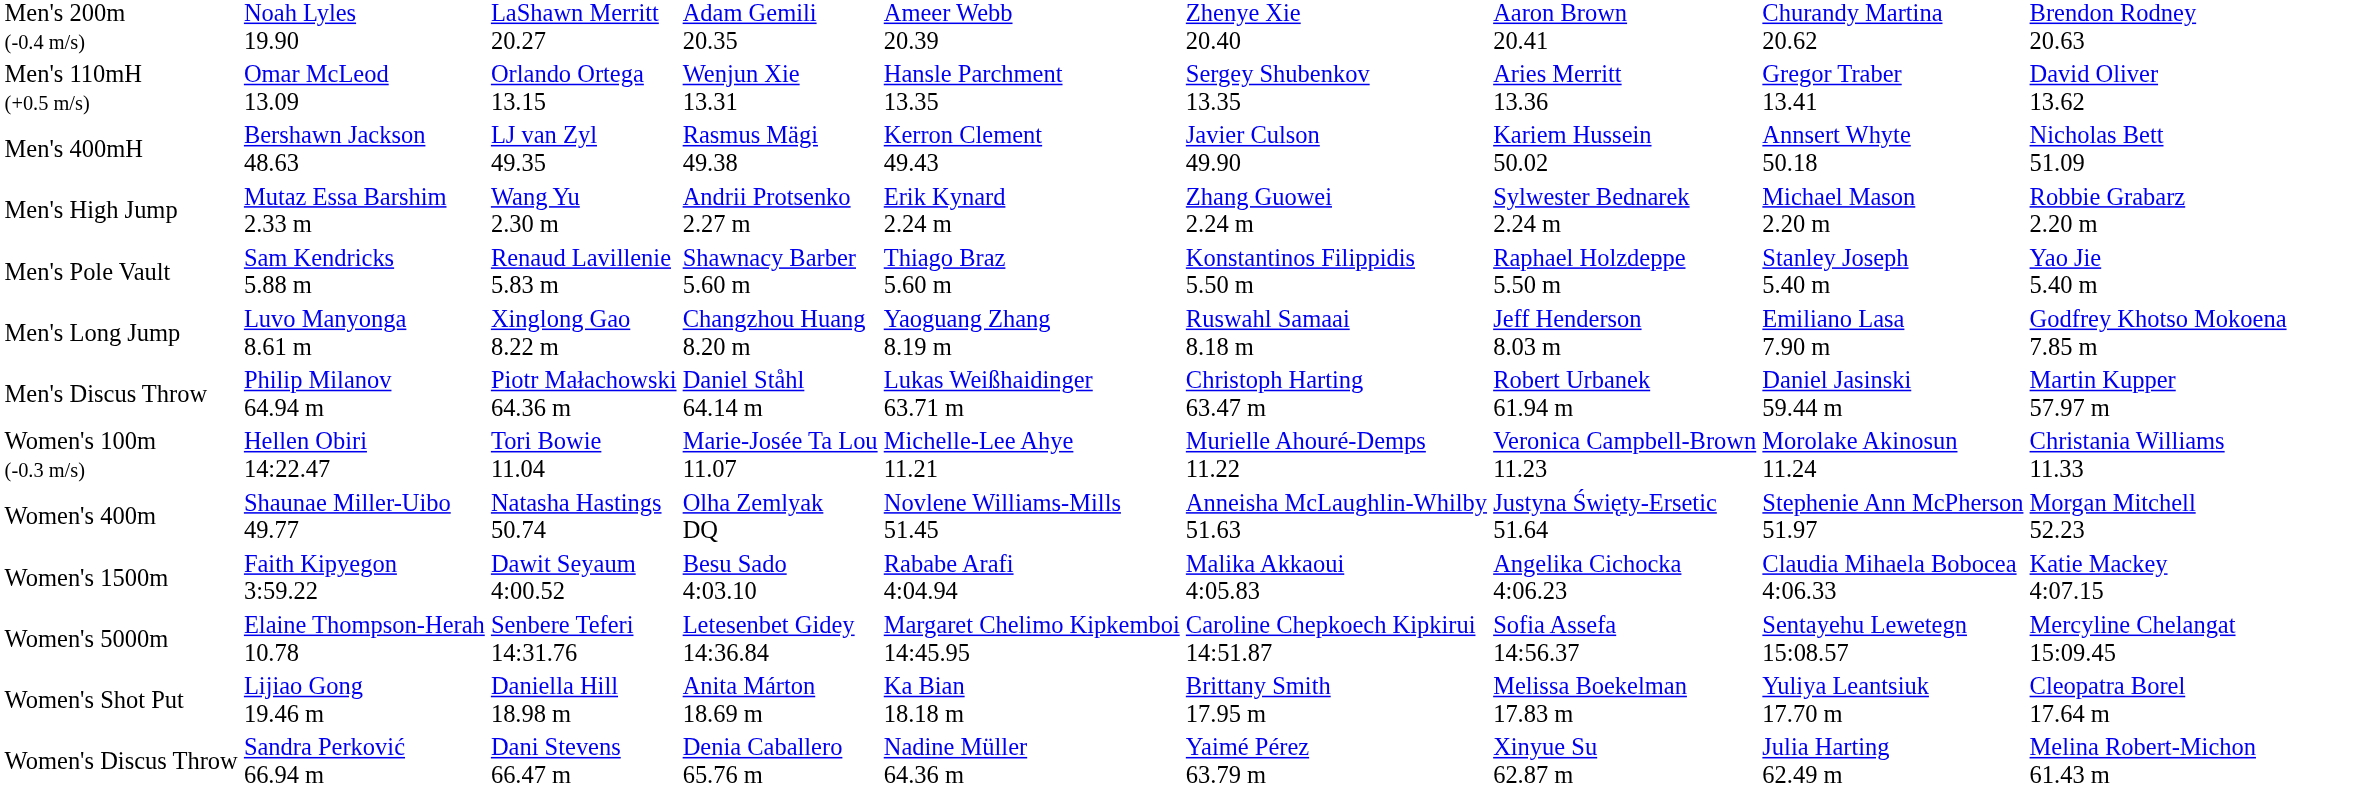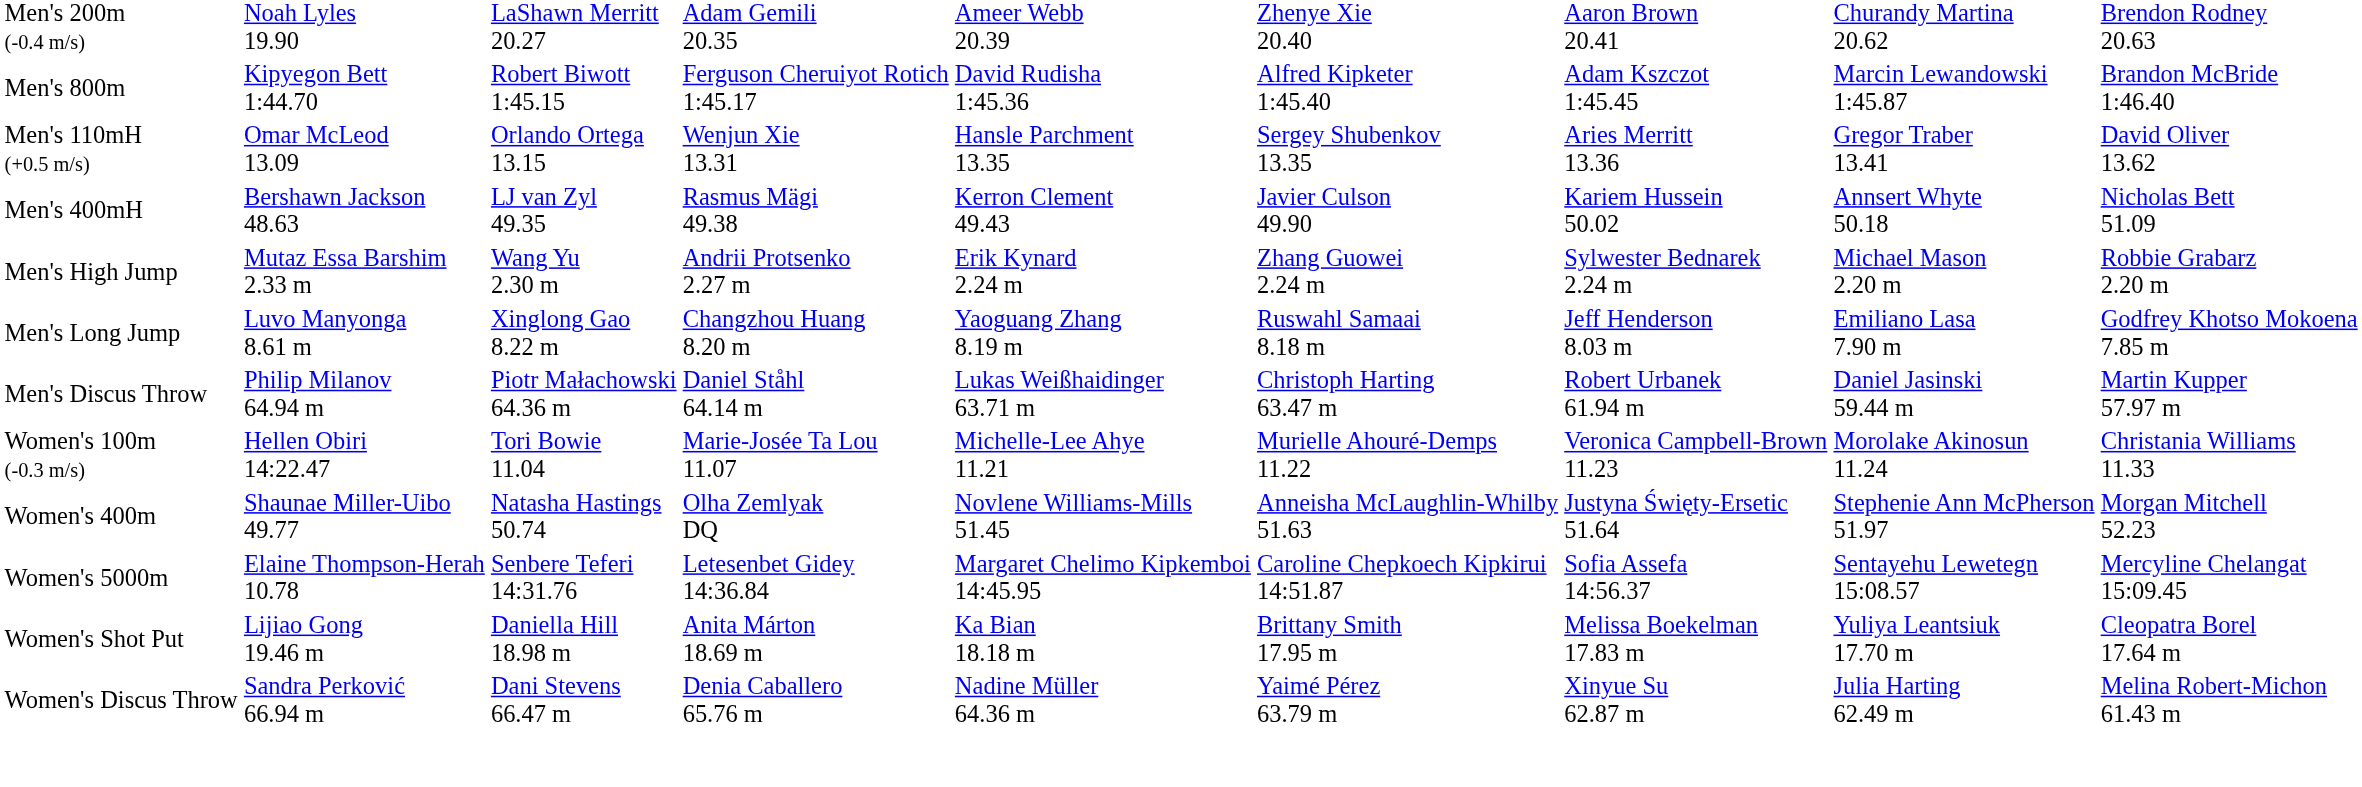+ row: (65, 88)
- row: (87, 271)
- row: (86, 577)
